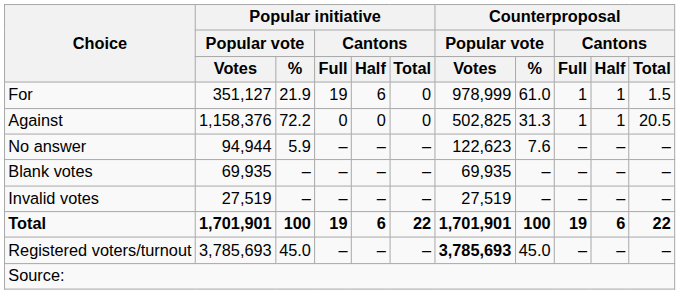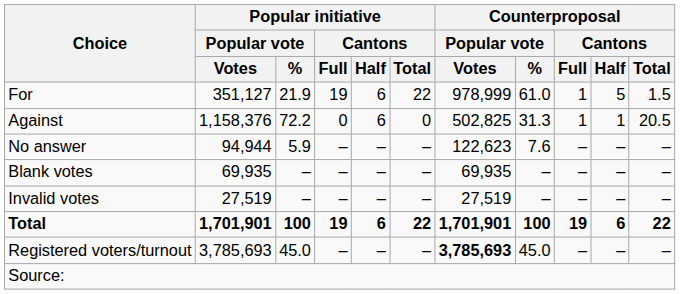(427, 95) 0 -> (422, 95) 22
(621, 95) 1 -> (621, 95) 5
(381, 120) 0 -> (381, 120) 6
